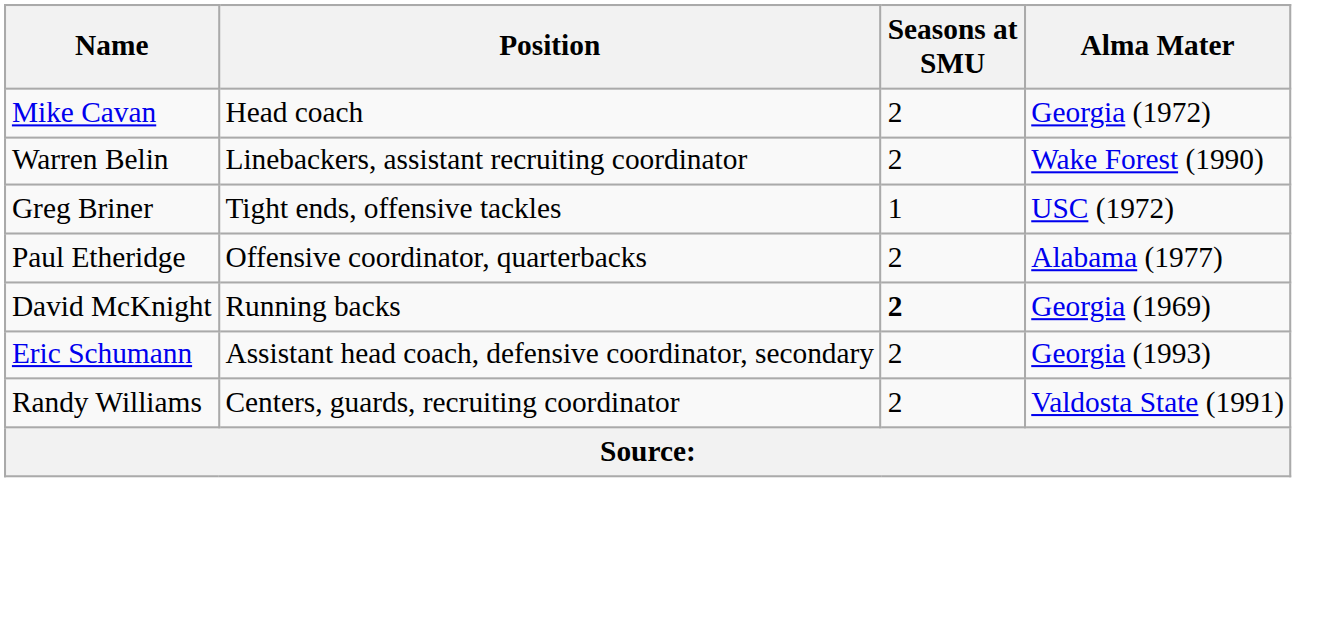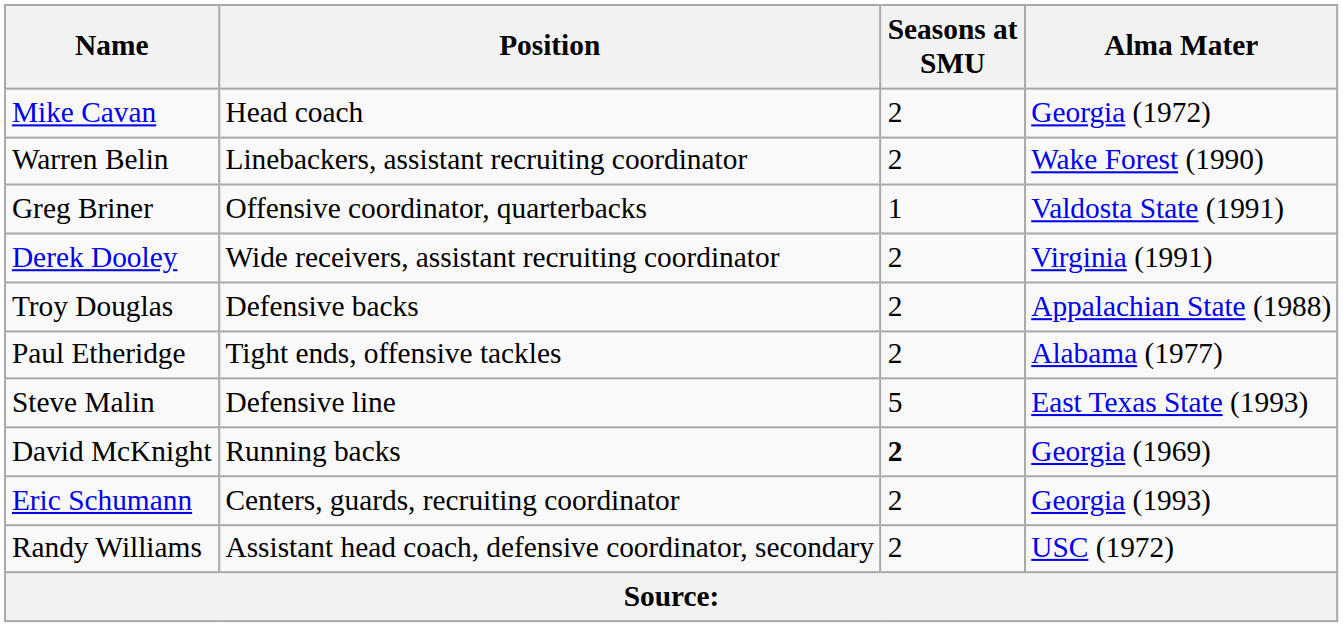(393, 209) Tight ends, offensive tackles -> (436, 209) Offensive coordinator, quarterbacks
(1103, 209) USC (1972) -> (1158, 209) Valdosta State (1991)
+ row: (95, 257)
+ row: (93, 306)
(436, 257) Offensive coordinator, quarterbacks -> (393, 354) Tight ends, offensive tackles
+ row: (83, 402)
(550, 354) Assistant head coach, defensive coordinator, secondary -> (453, 499) Centers, guards, recruiting coordinator
(453, 402) Centers, guards, recruiting coordinator -> (550, 548) Assistant head coach, defensive coordinator, secondary
(1158, 402) Valdosta State (1991) -> (1103, 548) USC (1972)
